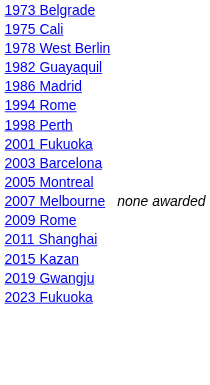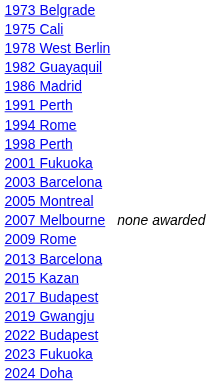+ row: (39, 106)
- row: (51, 240)
+ row: (53, 259)
+ row: (51, 297)
+ row: (51, 335)
+ row: (39, 374)
